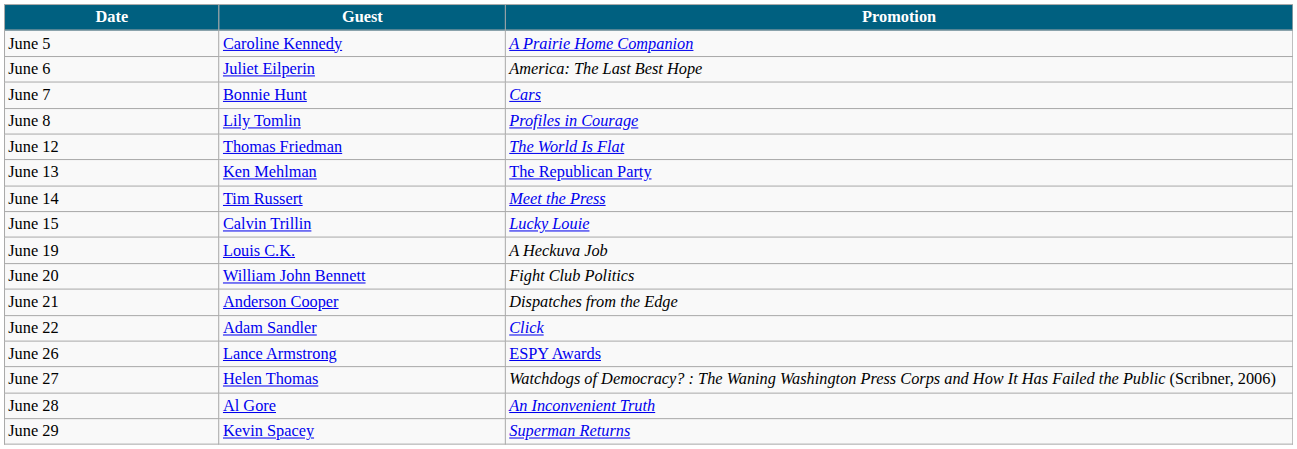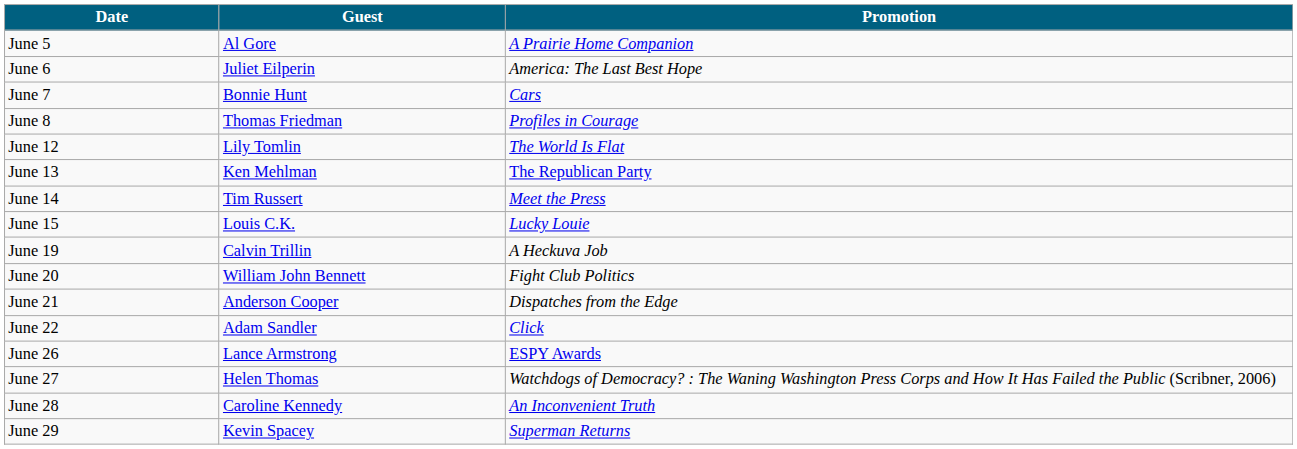(283, 43) Caroline Kennedy -> (249, 43) Al Gore
(262, 120) Lily Tomlin -> (283, 120) Thomas Friedman
(283, 146) Thomas Friedman -> (262, 146) Lily Tomlin
(267, 224) Calvin Trillin -> (259, 224) Louis C.K.
(259, 250) Louis C.K. -> (267, 250) Calvin Trillin
(249, 405) Al Gore -> (283, 405) Caroline Kennedy
